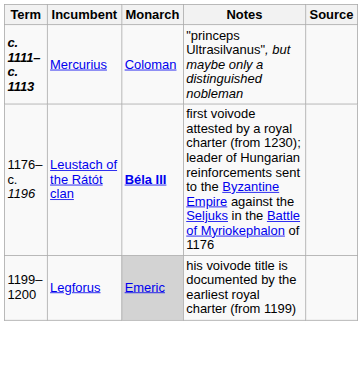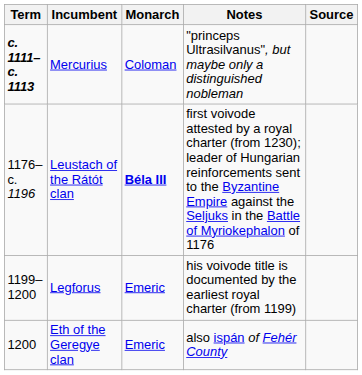(145, 287) lightgrey background -> (145, 287) no background
+ row: (78, 344)
